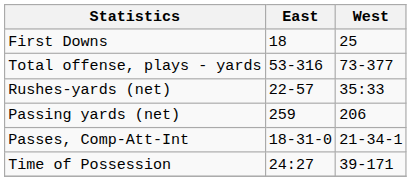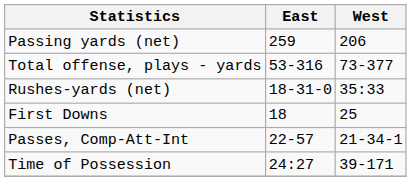rows swapped: (58, 41) <-> (94, 115)
(291, 91) 22-57 -> (300, 91) 18-31-0
(300, 140) 18-31-0 -> (291, 140) 22-57
